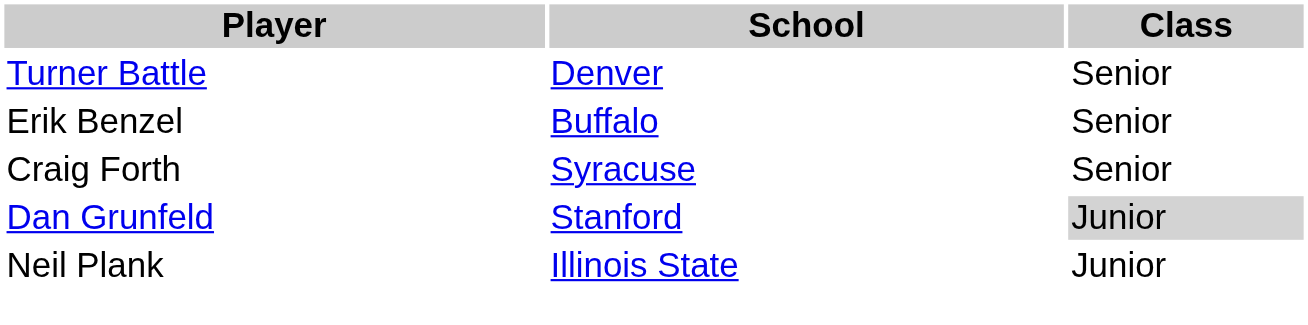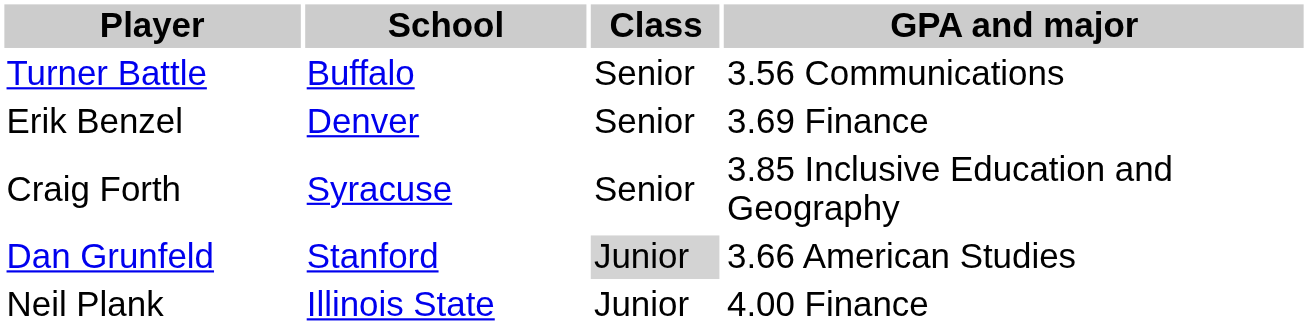+ column: (1014, 25)
(607, 73) Denver -> (361, 73) Buffalo
(605, 121) Buffalo -> (363, 121) Denver
